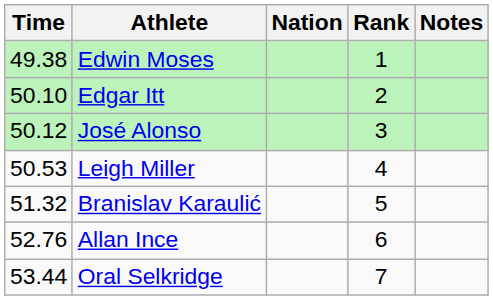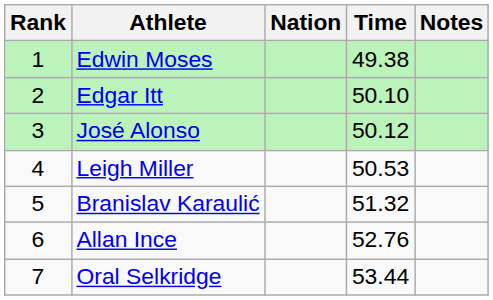columns swapped: (381, 22) <-> (39, 22)
